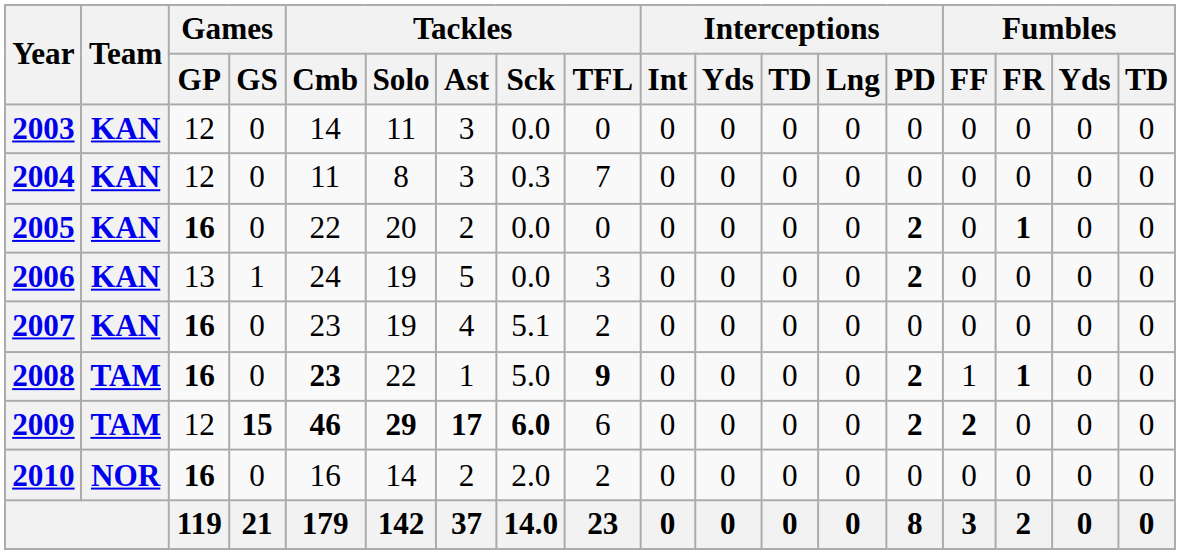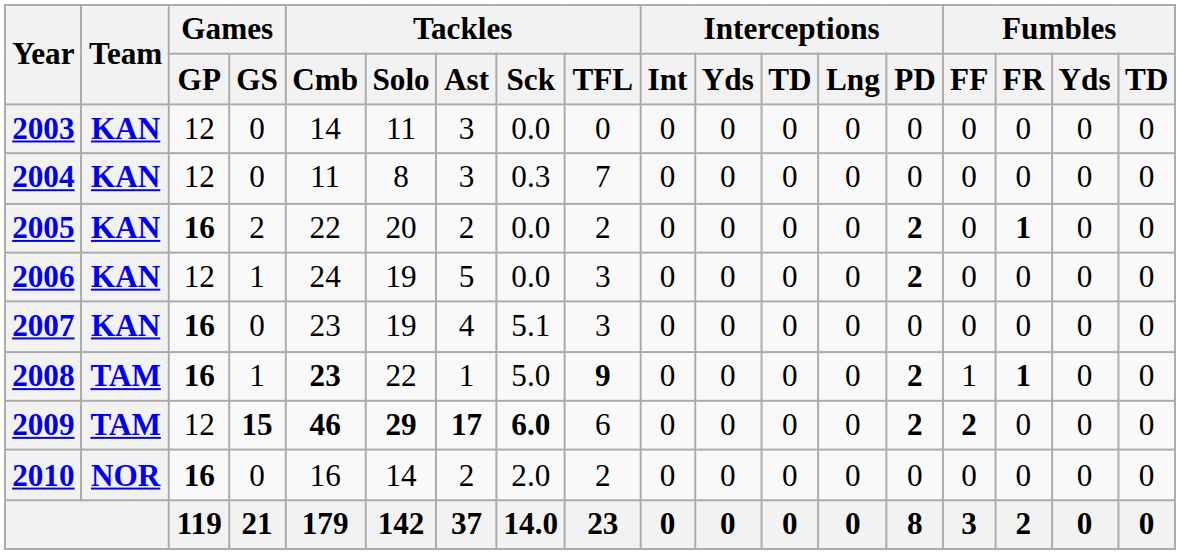(257, 227) 0 -> (257, 227) 2
(603, 227) 0 -> (603, 227) 2
(199, 276) 13 -> (199, 276) 12
(603, 326) 2 -> (603, 326) 3
(257, 375) 0 -> (257, 375) 1
